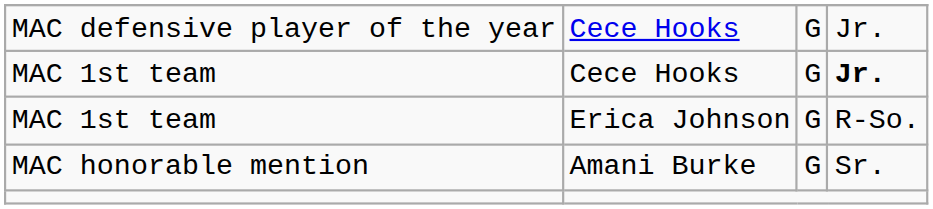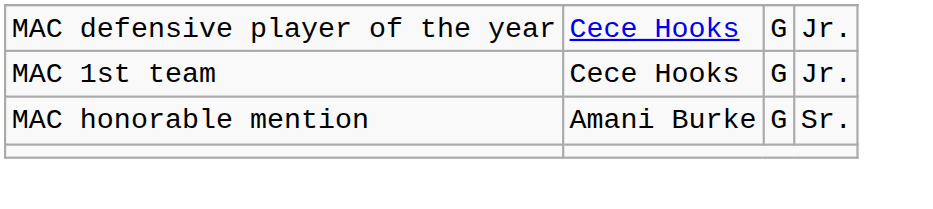(860, 74) bold -> (826, 74) normal
- row: (114, 121)
